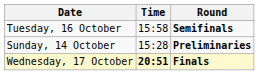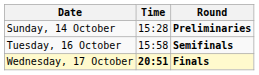rows swapped: (61, 45) <-> (64, 29)
